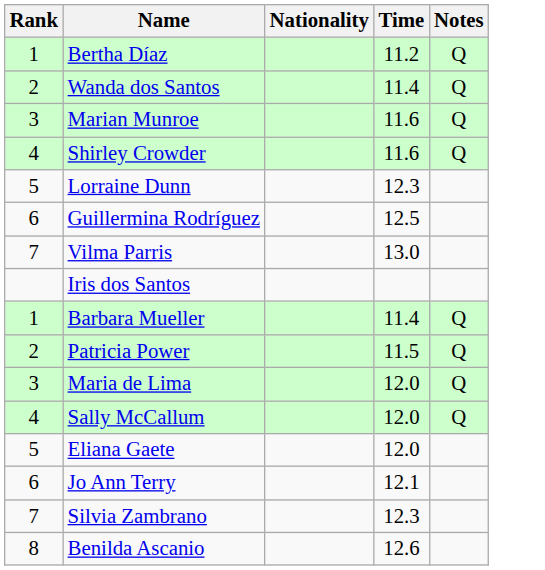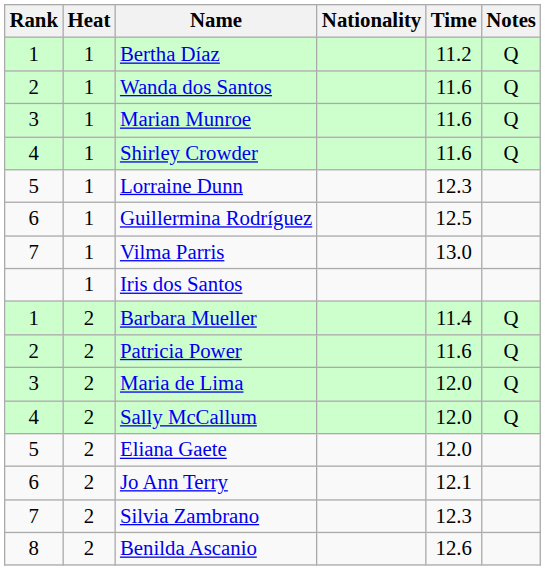+ column: (89, 20)
(401, 86) 11.4 -> (454, 86) 11.6
(401, 350) 11.5 -> (454, 350) 11.6
